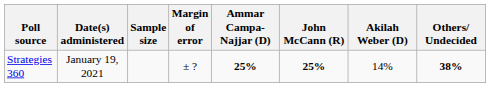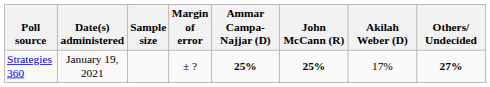(382, 66) 14% -> (382, 66) 17%
(451, 66) 38% -> (451, 66) 27%
